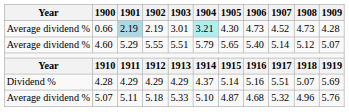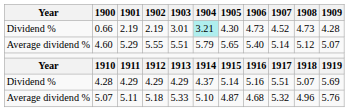(48, 28) Average dividend % -> (31, 28) Dividend %
(129, 28) lightblue background -> (129, 28) no background
